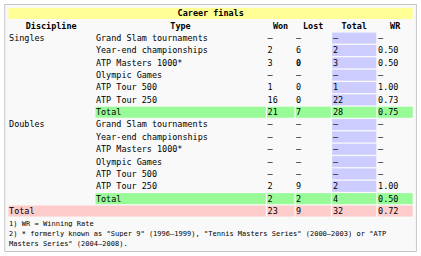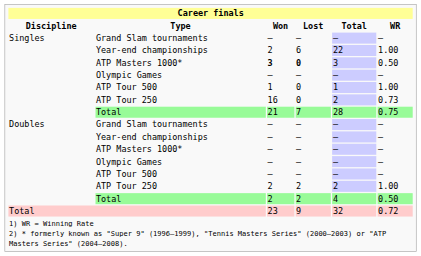(335, 50) 2 -> (338, 50) 22
(388, 50) 0.50 -> (388, 50) 1.00
(270, 63) normal -> (270, 63) bold
(338, 100) 22 -> (335, 100) 2
(299, 186) 9 -> (299, 186) 2
